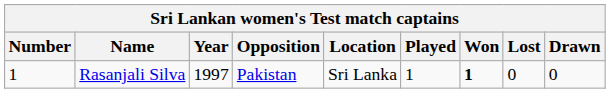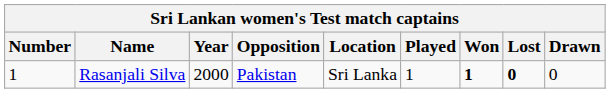(211, 74) 1997 -> (211, 74) 2000
(512, 74) normal -> (512, 74) bold
